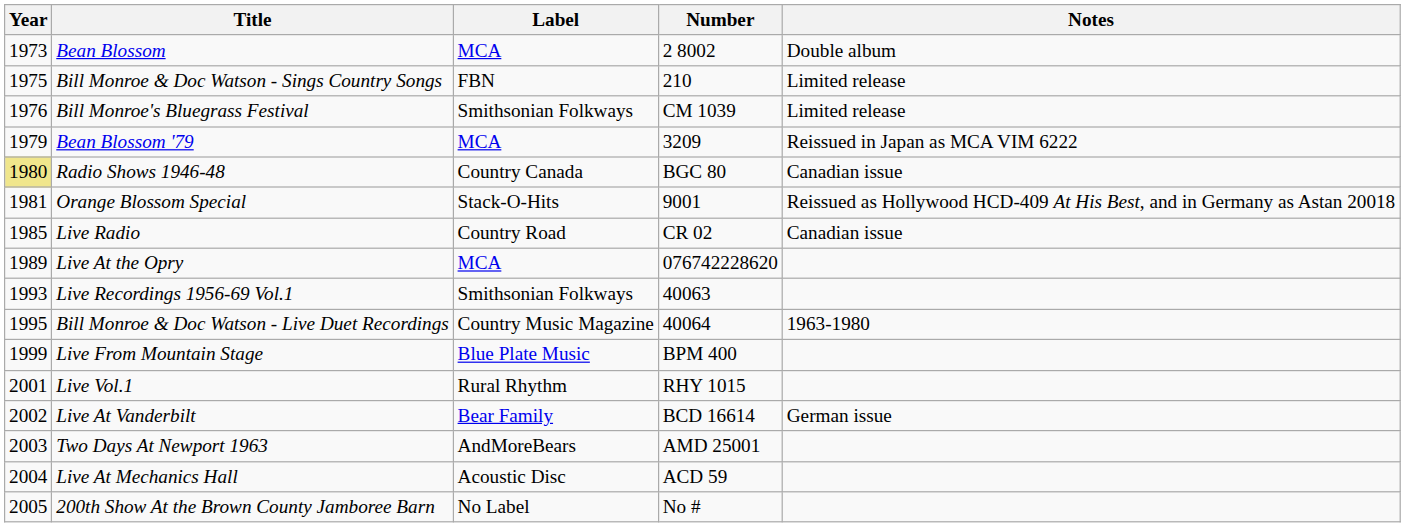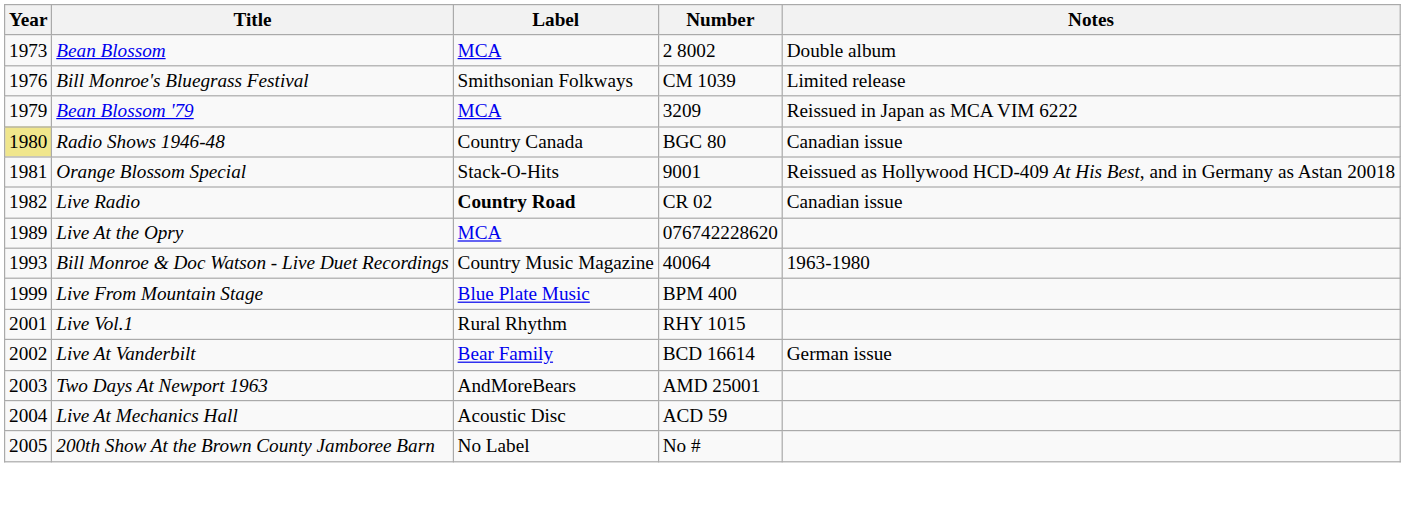- row: (249, 80)
(28, 232) 1985 -> (28, 202) 1982
(512, 232) normal -> (517, 202) bold
- row: (175, 293)
(28, 324) 1995 -> (28, 263) 1993
